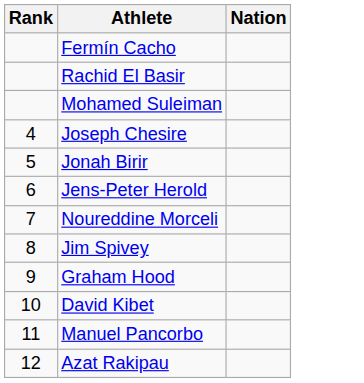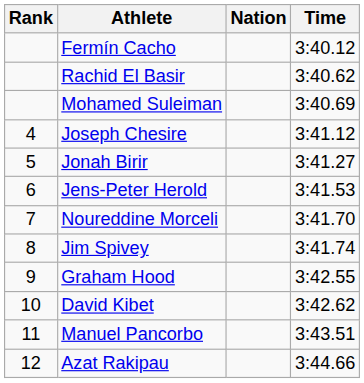+ column: (325, 18)
